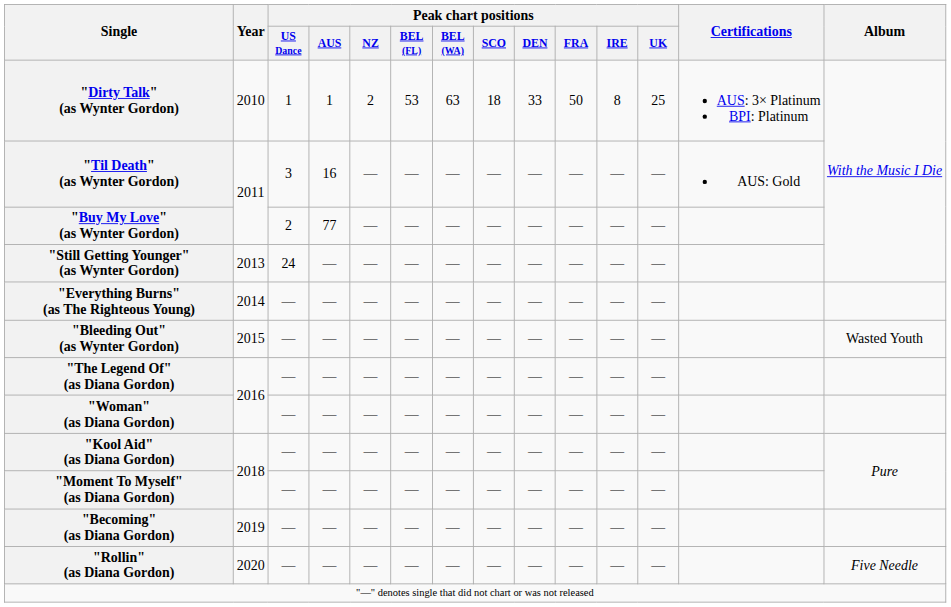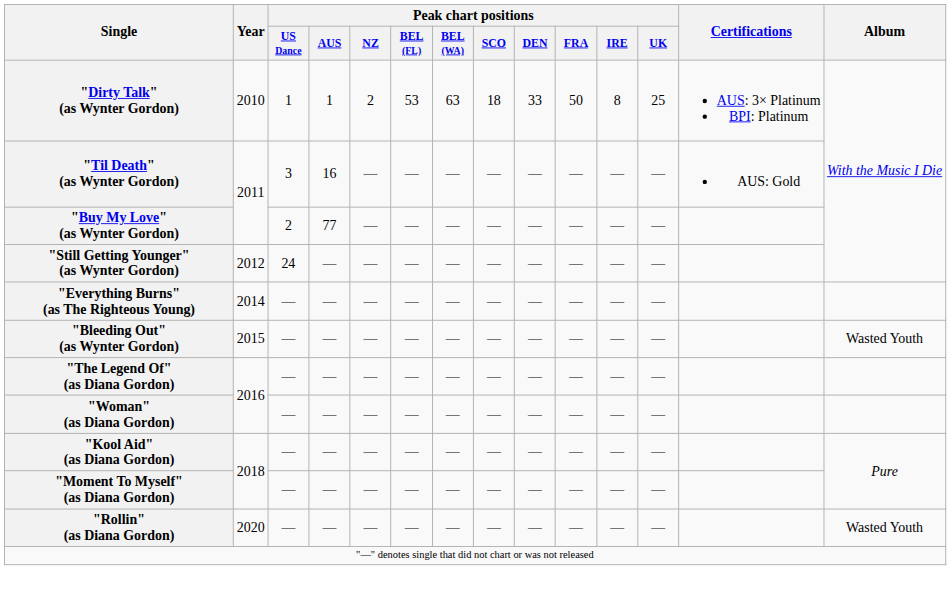(251, 263) 2013 -> (251, 263) 2012
- row: (119, 527)
(885, 565) Five Needle -> (885, 527) Wasted Youth
